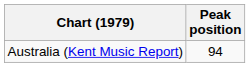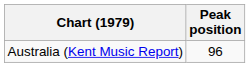(215, 51) 94 -> (215, 51) 96
